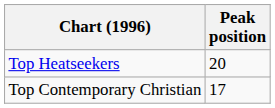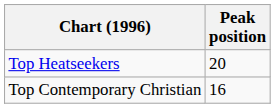(217, 90) 17 -> (217, 90) 16
